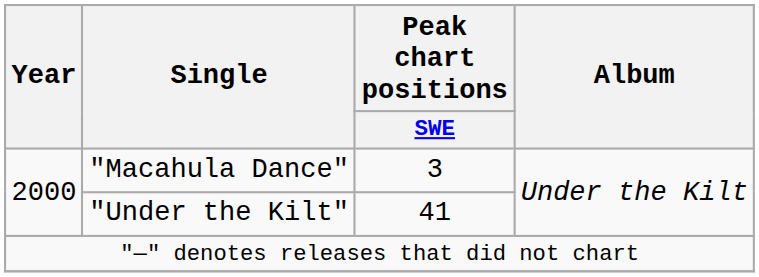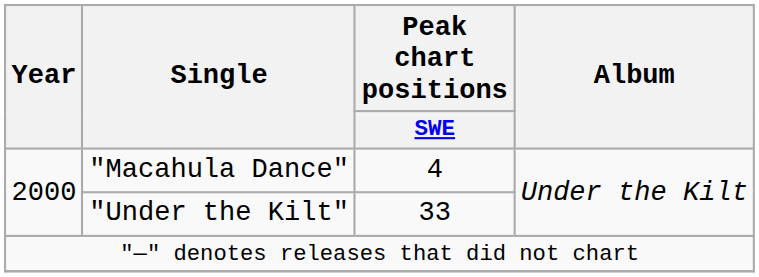(435, 170) 3 -> (435, 170) 4
(435, 214) 41 -> (435, 214) 33
